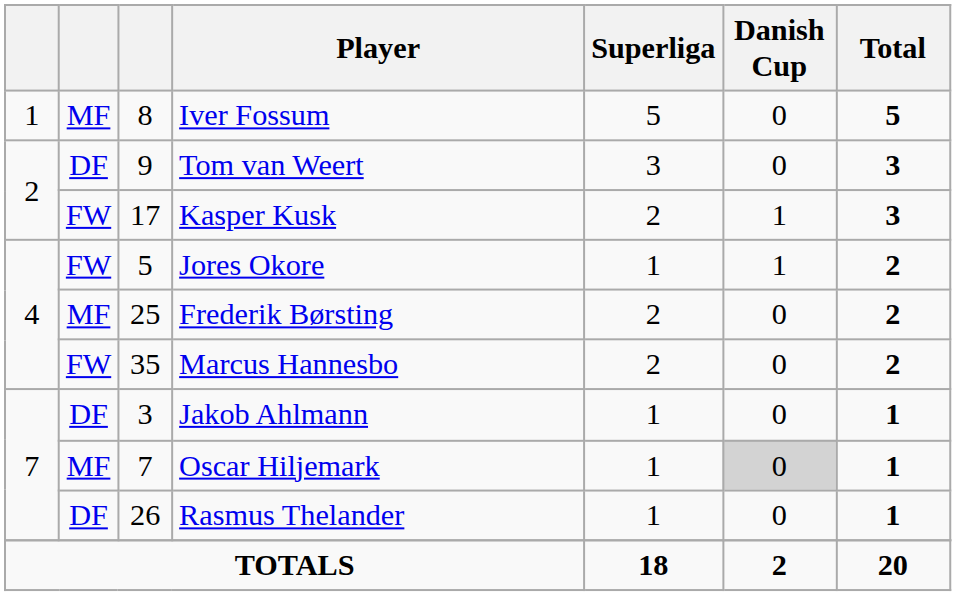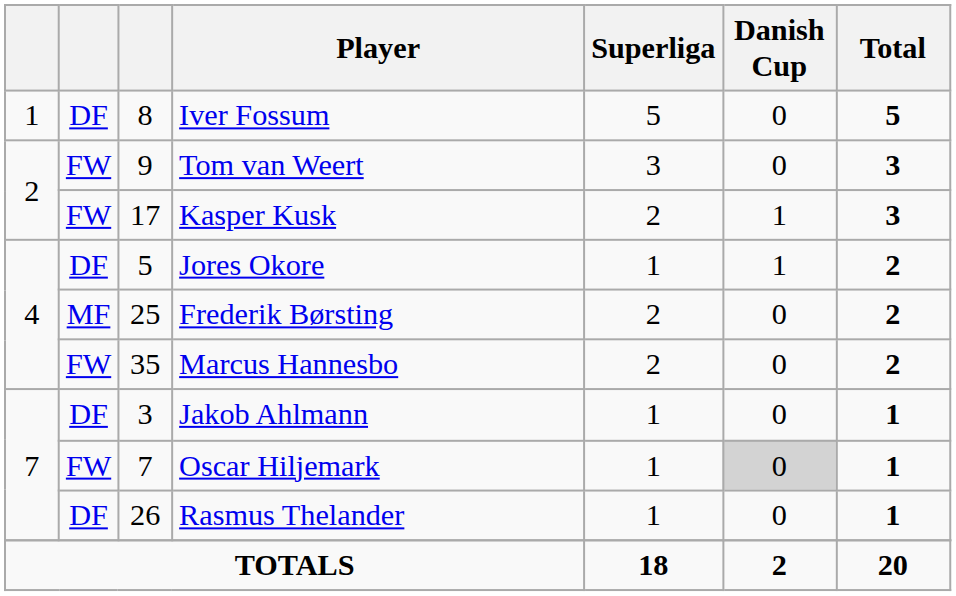(89, 115) MF -> (89, 115) DF
(89, 165) DF -> (89, 165) FW
(89, 264) FW -> (89, 264) DF
(89, 464) MF -> (89, 464) FW
